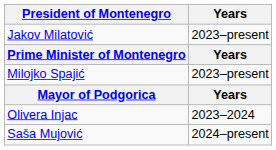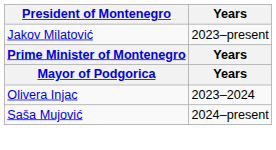- row: (46, 74)
